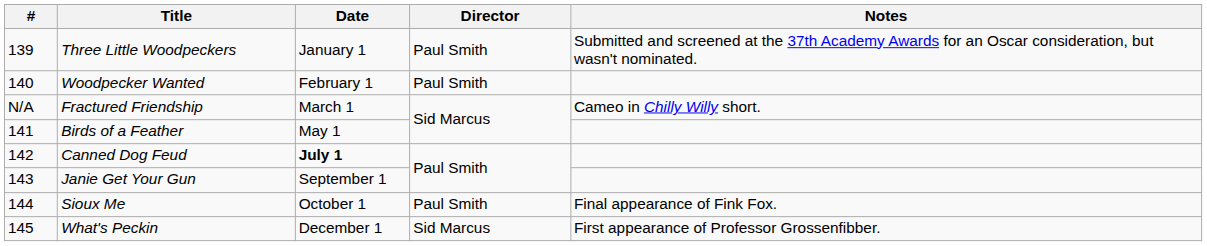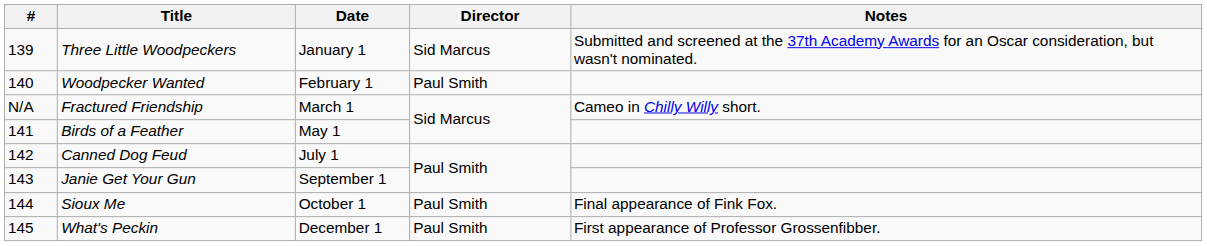(450, 49) Paul Smith -> (452, 49) Sid Marcus
(320, 155) bold -> (319, 155) normal
(452, 228) Sid Marcus -> (450, 228) Paul Smith
